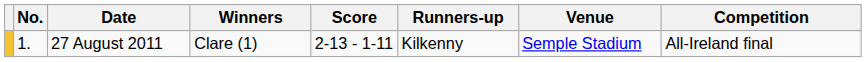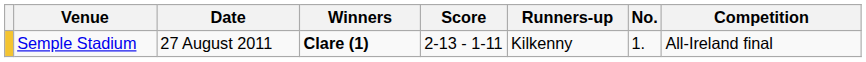columns swapped: (30, 18) <-> (590, 18)
(226, 44) normal -> (336, 44) bold
